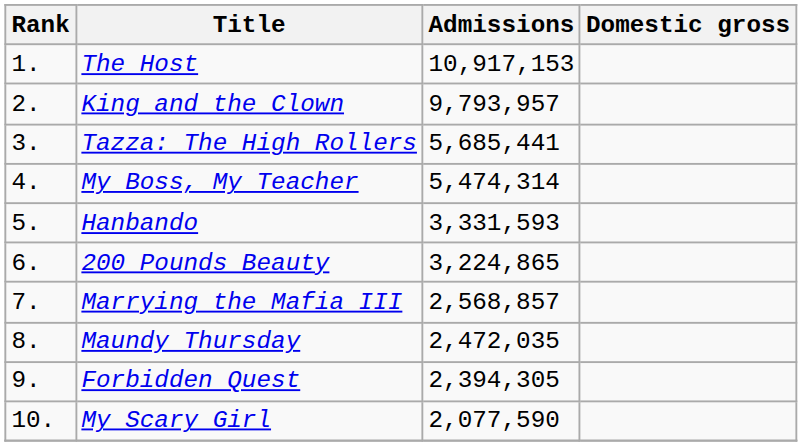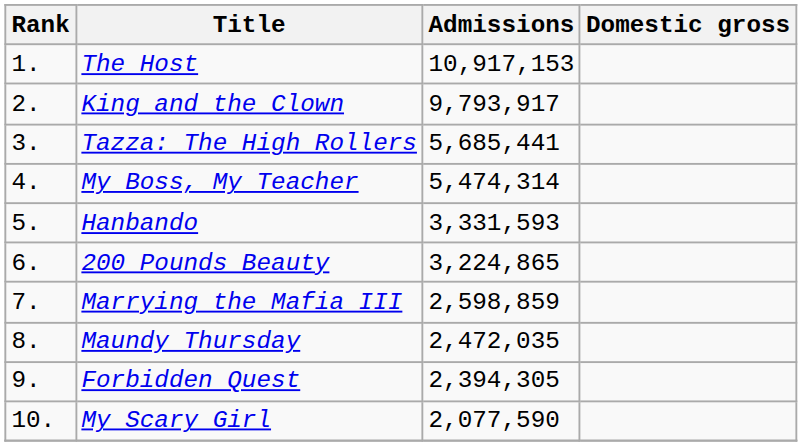(494, 104) 9,793,957 -> (494, 104) 9,793,917
(494, 302) 2,568,857 -> (494, 302) 2,598,859
